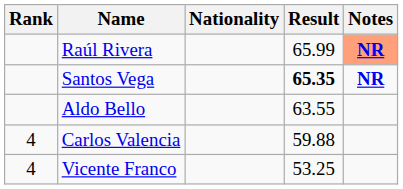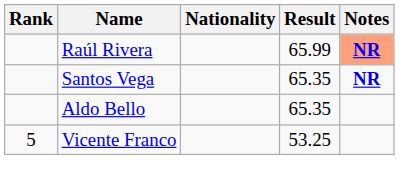(314, 79) bold -> (310, 79) normal
(314, 109) 63.55 -> (310, 109) 65.35
- row: (121, 139)
(31, 169) 4 -> (31, 139) 5
